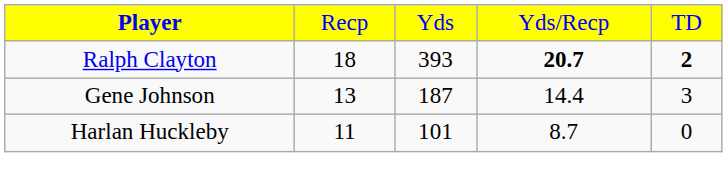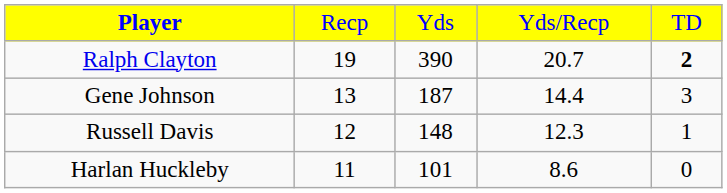(345, 59) 18 -> (345, 59) 19
(435, 59) 393 -> (435, 59) 390
(564, 59) bold -> (564, 59) normal
+ row: (150, 132)
(564, 132) 8.7 -> (564, 168) 8.6
